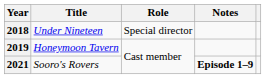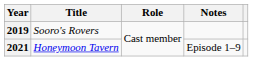- row: (18, 30)
(76, 47) Honeymoon Tavern -> (66, 30) Sooro's Rovers
(66, 64) Sooro's Rovers -> (76, 47) Honeymoon Tavern
(225, 64) bold -> (214, 47) normal
